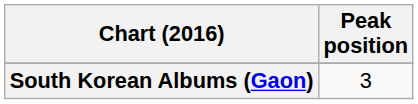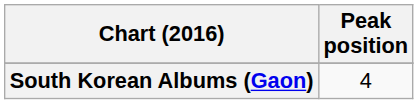(366, 80) 3 -> (366, 80) 4
